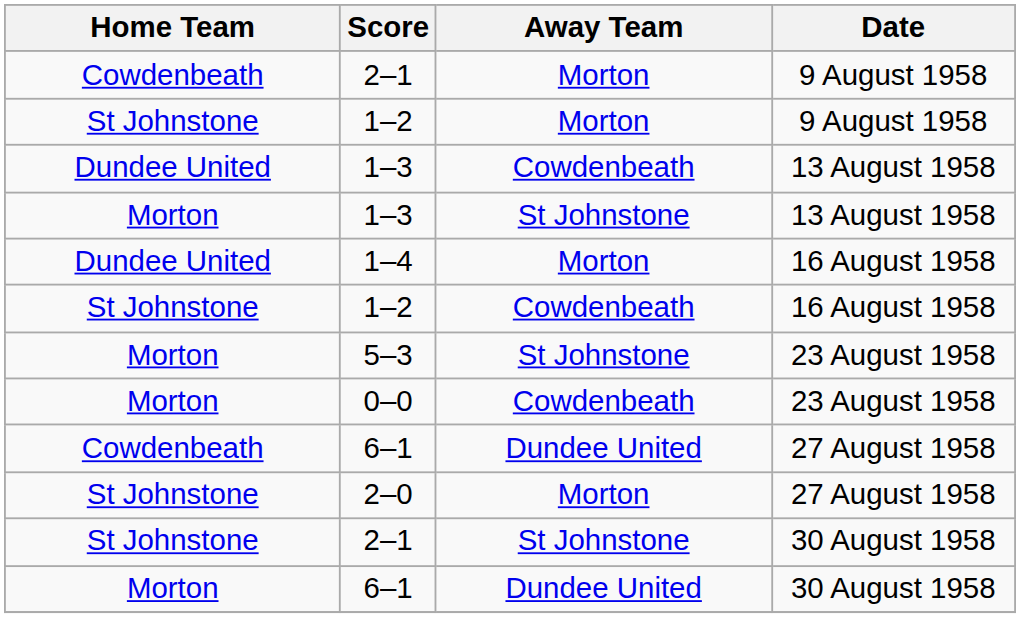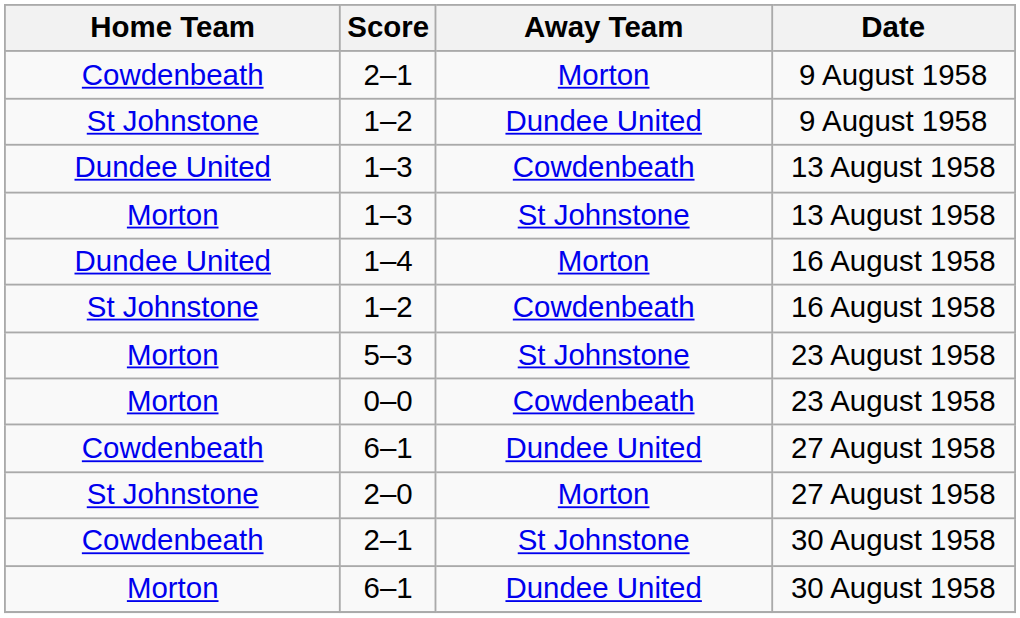(604, 121) Morton -> (604, 121) Dundee United
(173, 541) St Johnstone -> (173, 541) Cowdenbeath
